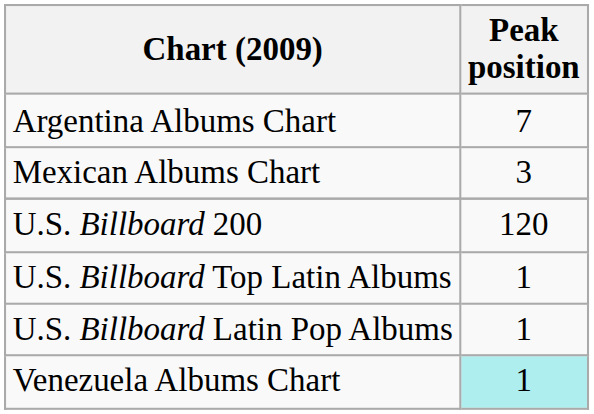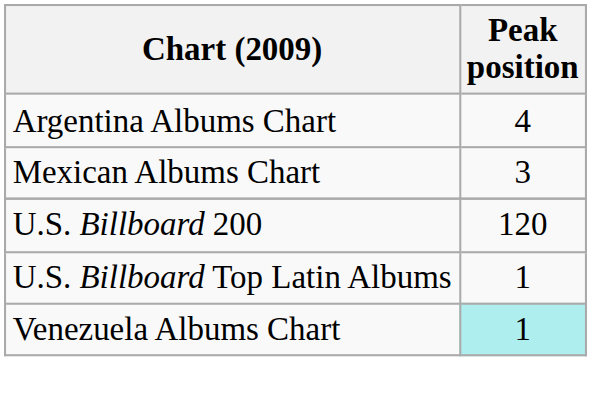(524, 119) 7 -> (523, 119) 4
- row: (233, 329)
